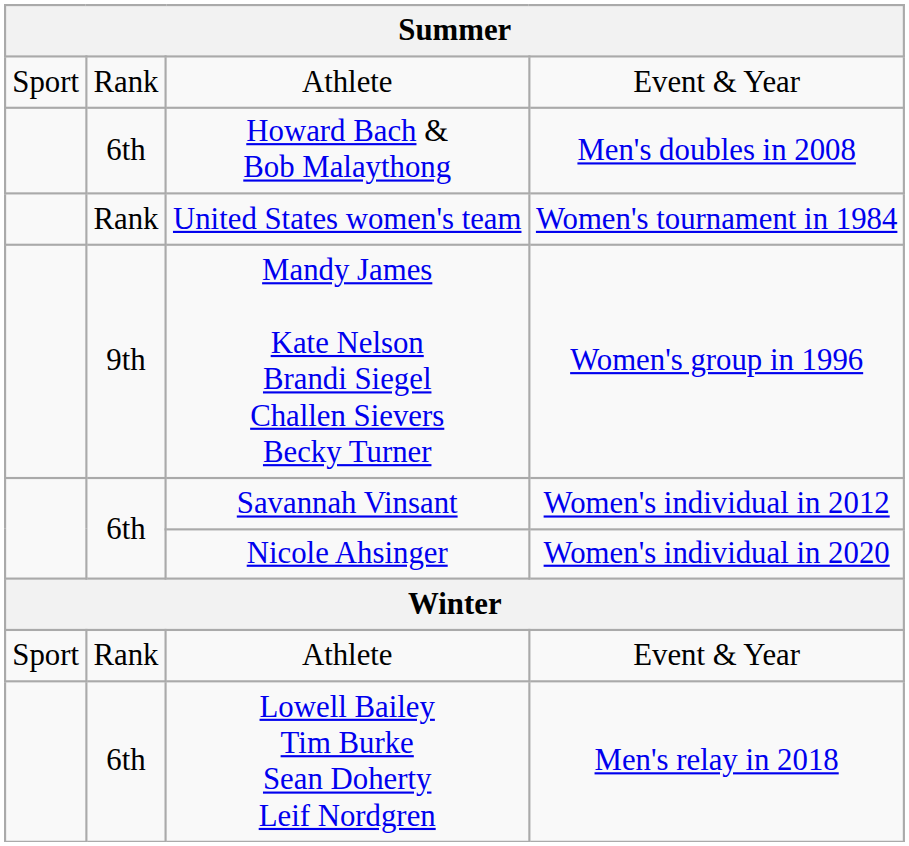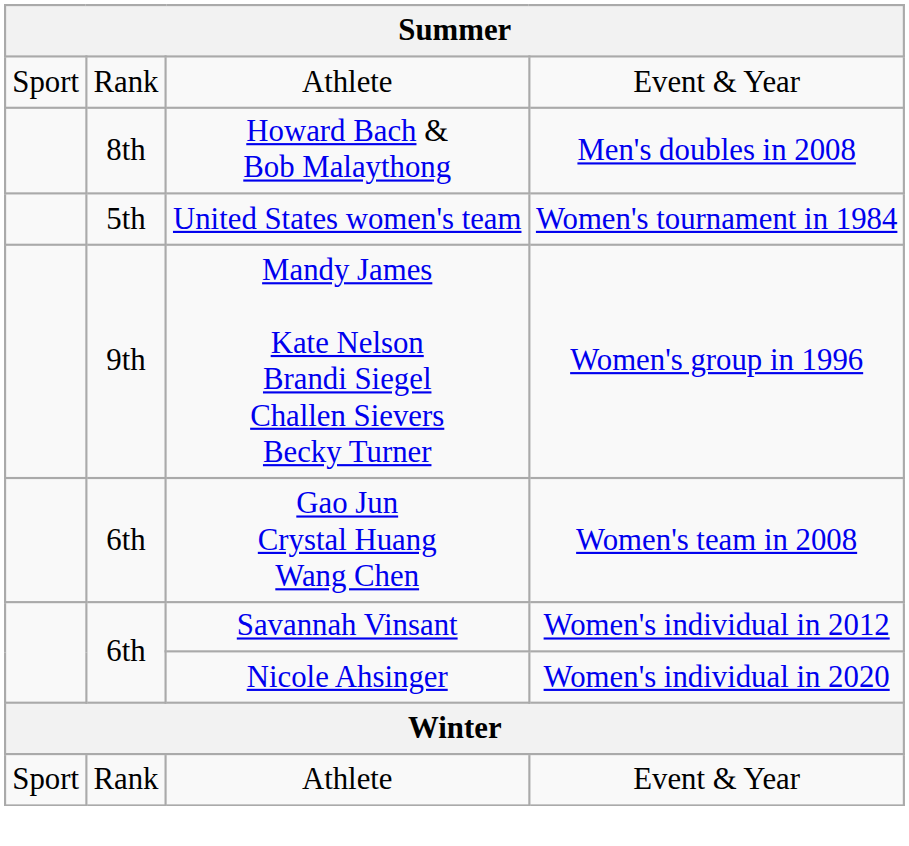(126, 150) 6th -> (126, 150) 8th
(126, 219) Rank -> (126, 219) 5th
+ row: (347, 539)
- row: (347, 760)
